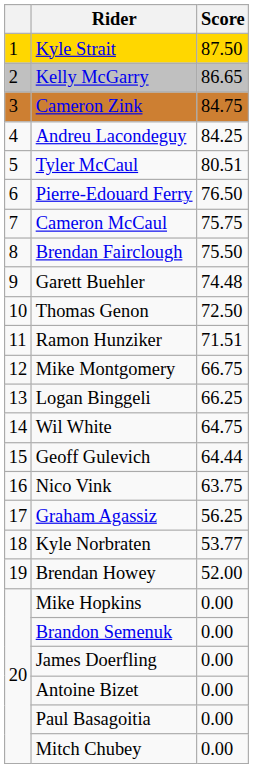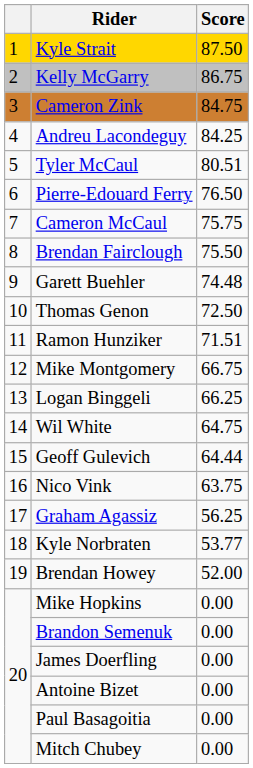(222, 77) 86.65 -> (222, 77) 86.75
